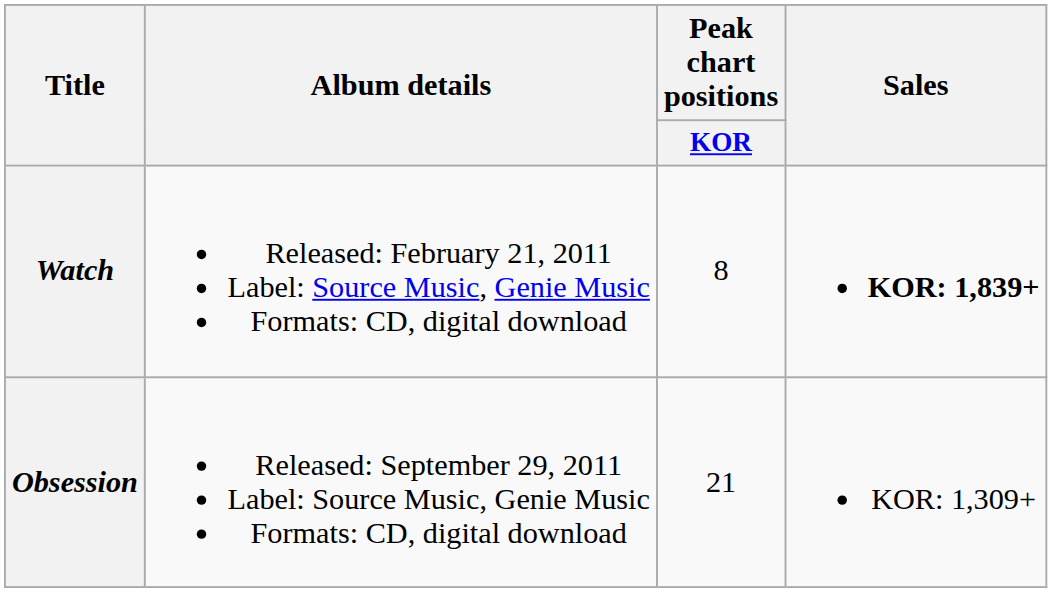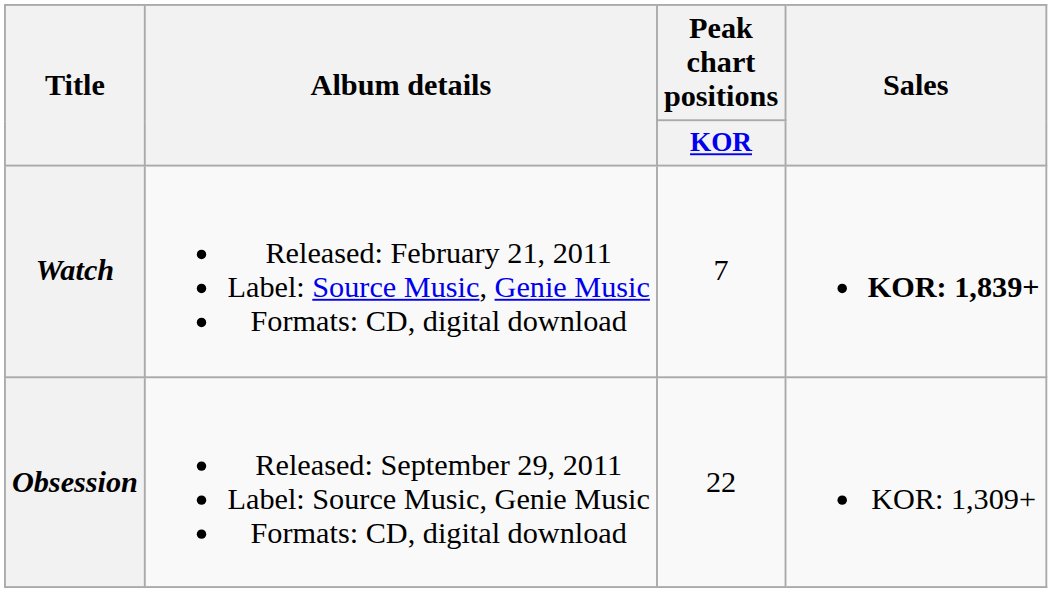(721, 270) 8 -> (721, 270) 7
(721, 481) 21 -> (721, 481) 22
